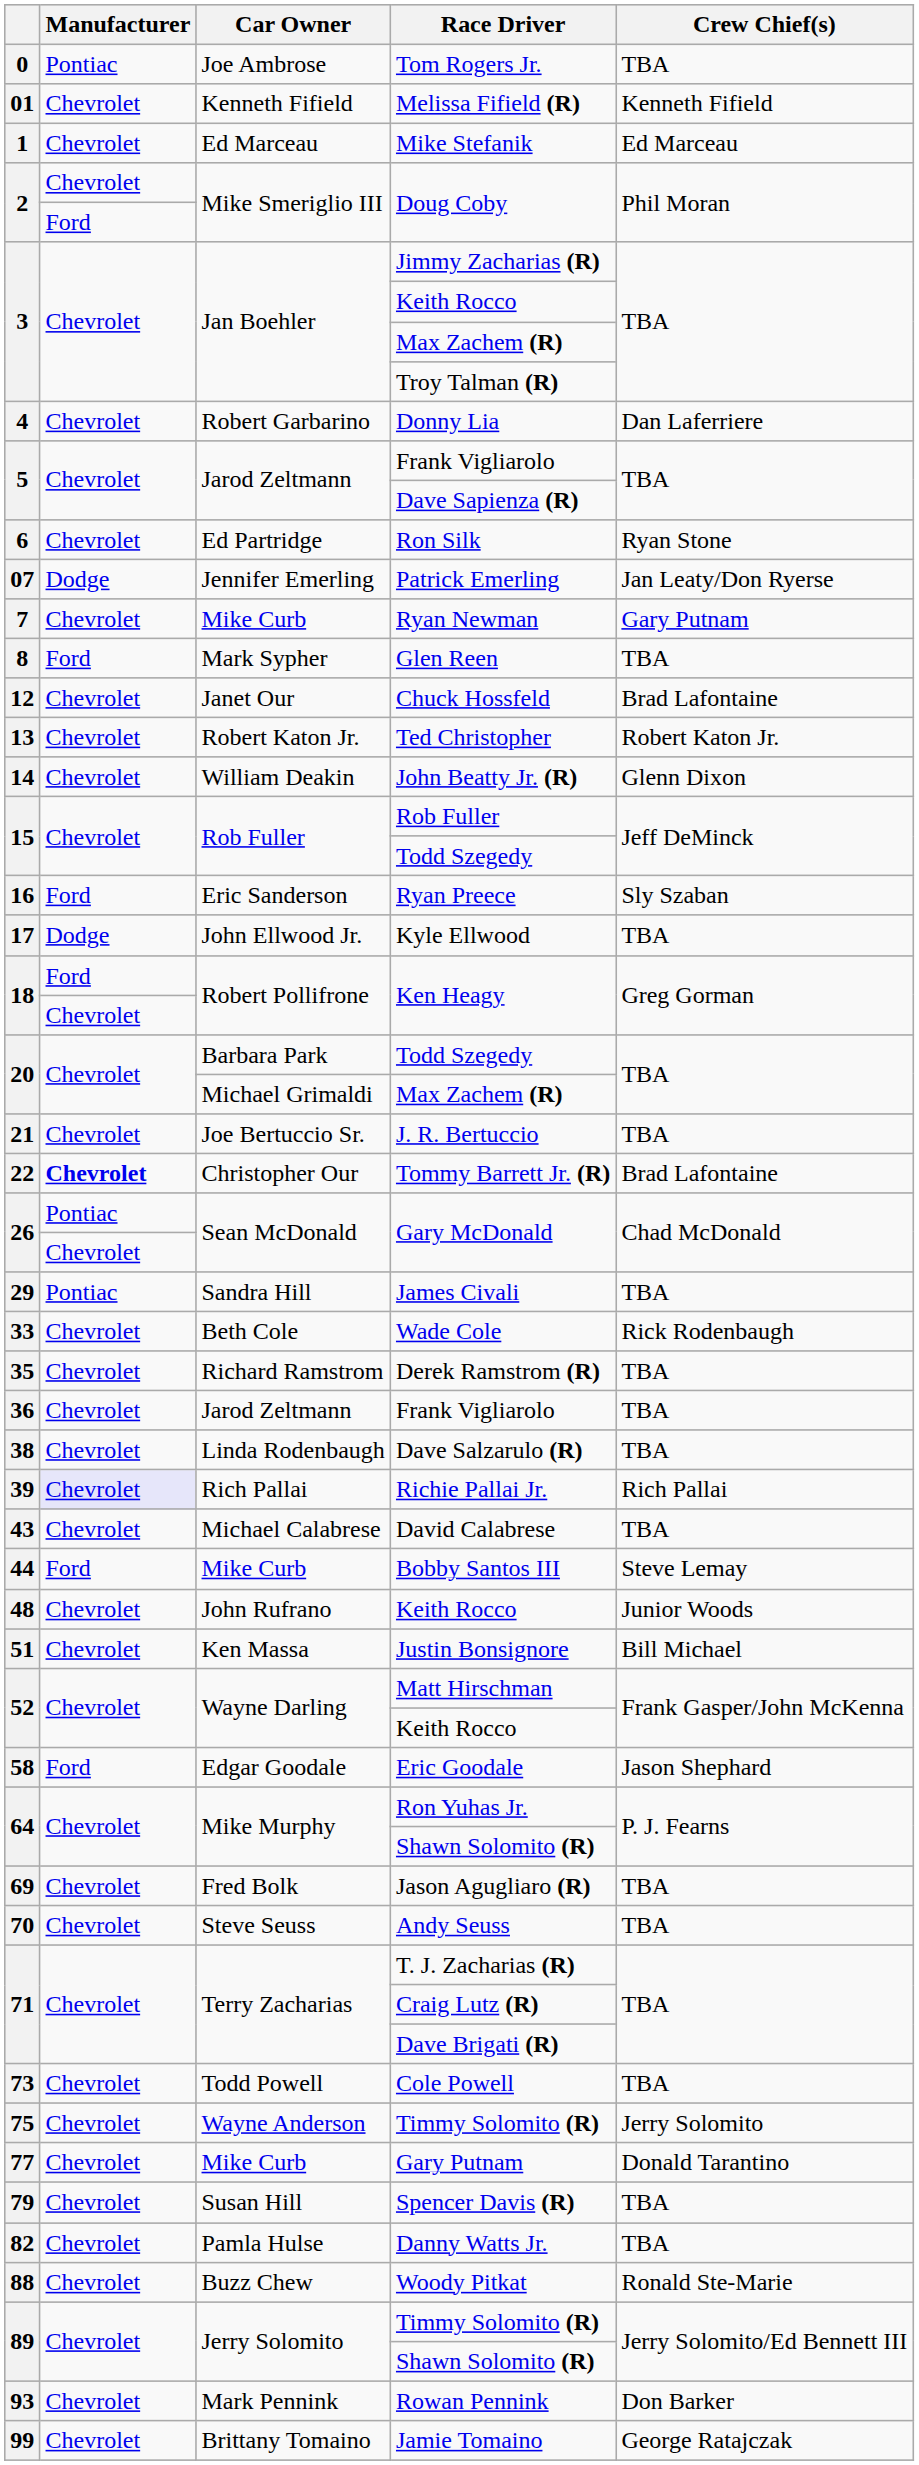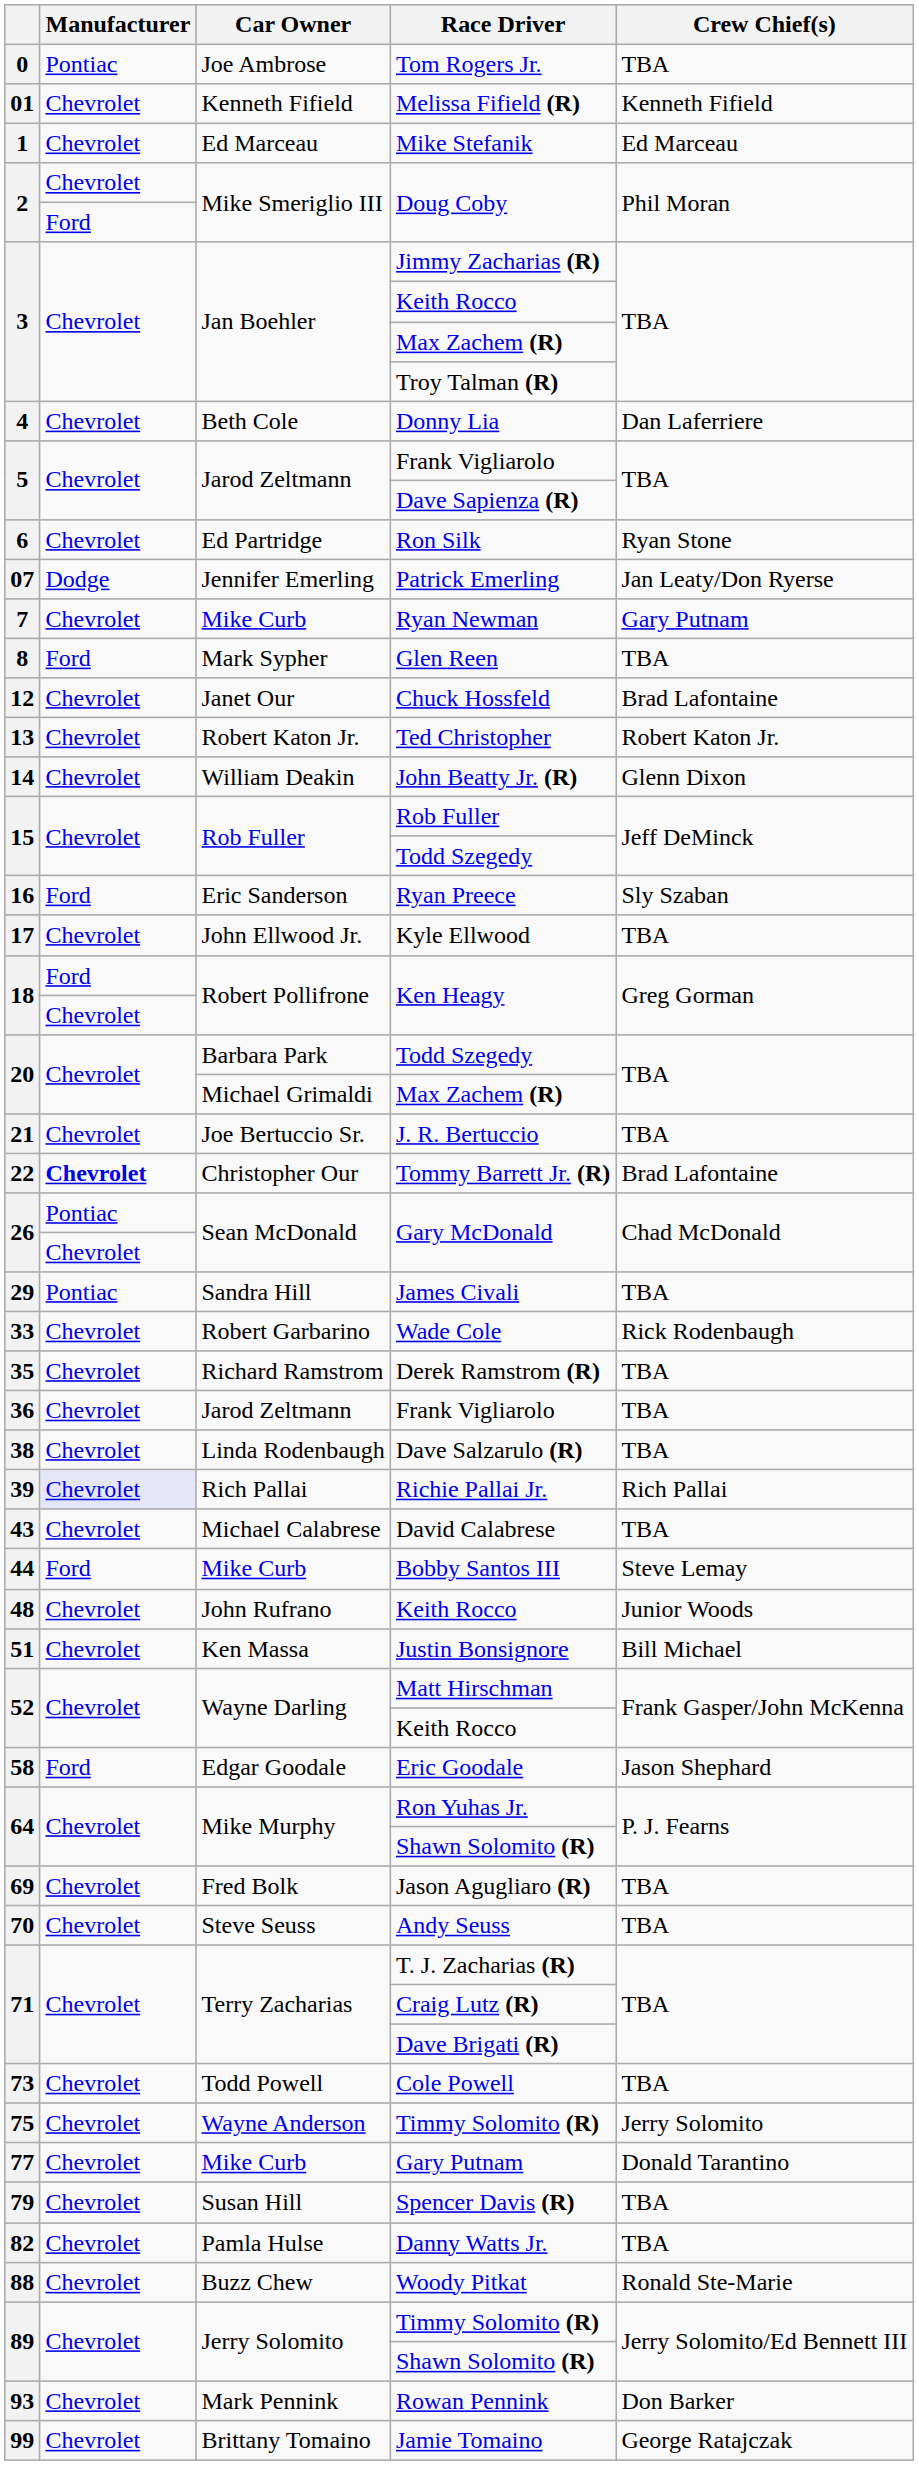(286, 420) Robert Garbarino -> (250, 420) Beth Cole
(78, 935) Dodge -> (93, 935) Chevrolet
(250, 1331) Beth Cole -> (286, 1331) Robert Garbarino
